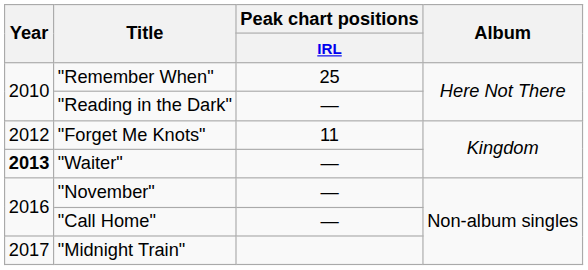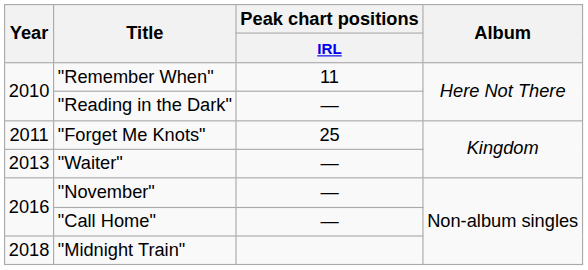(330, 76) 25 -> (330, 76) 11
(29, 134) 2012 -> (29, 134) 2011
(330, 134) 11 -> (330, 134) 25
(29, 163) bold -> (29, 163) normal
(29, 250) 2017 -> (29, 250) 2018
